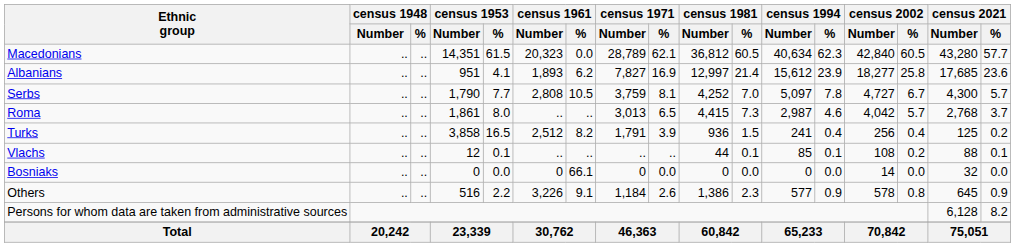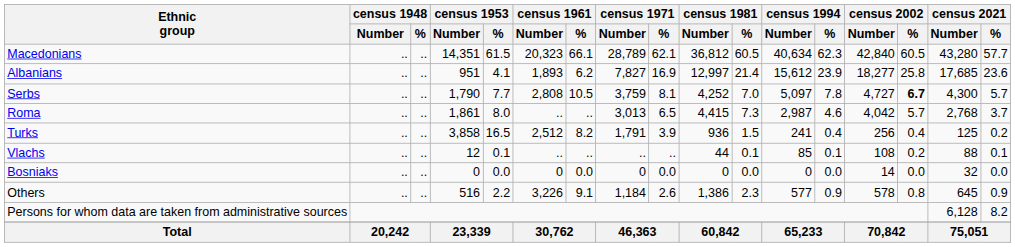(584, 53) 0.0 -> (581, 53) 66.1
(916, 93) normal -> (916, 93) bold
(581, 172) 66.1 -> (584, 172) 0.0
